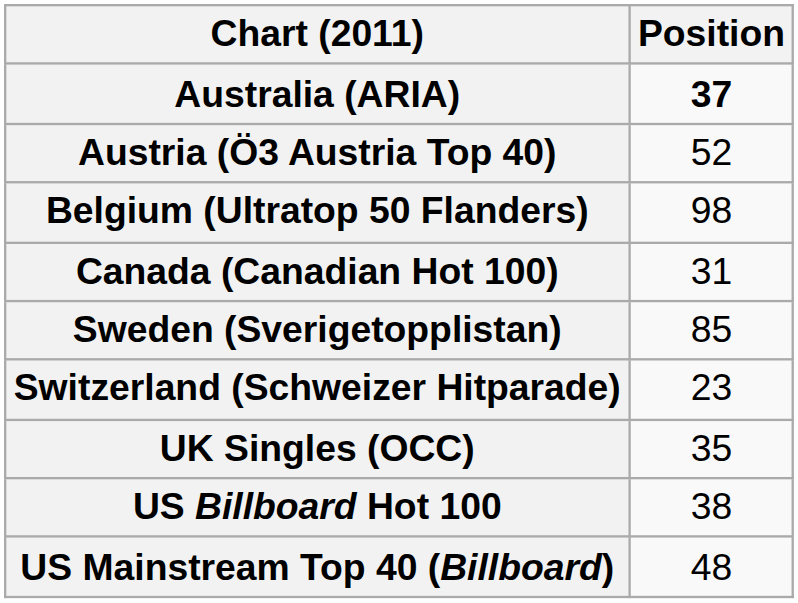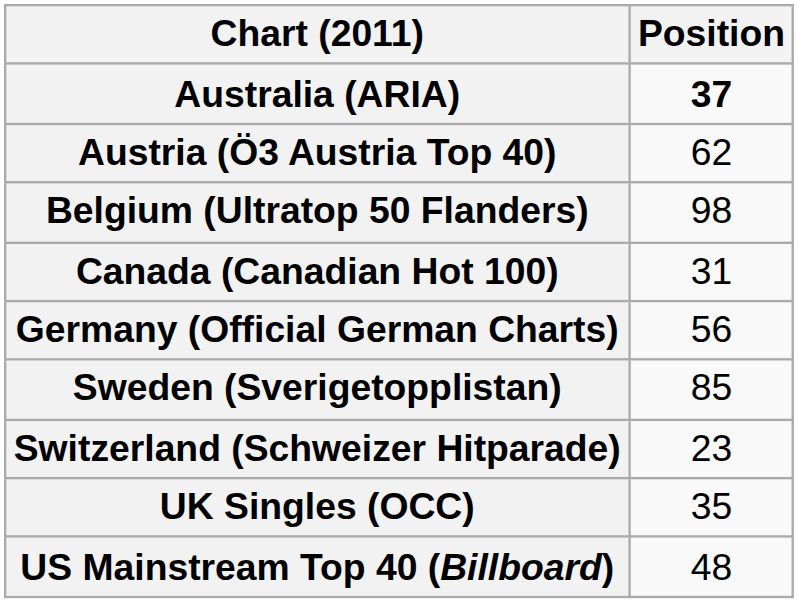(711, 152) 52 -> (711, 152) 62
+ row: (317, 329)
- row: (317, 507)
